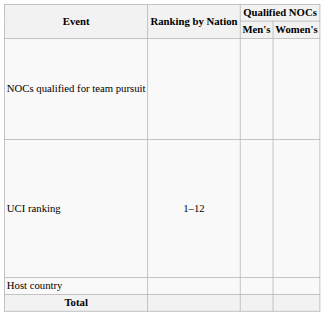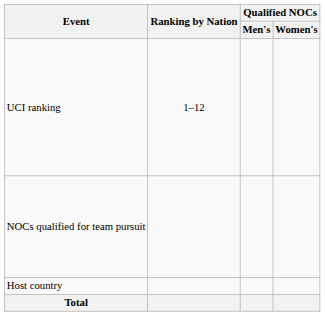rows swapped: (76, 89) <-> (34, 208)
